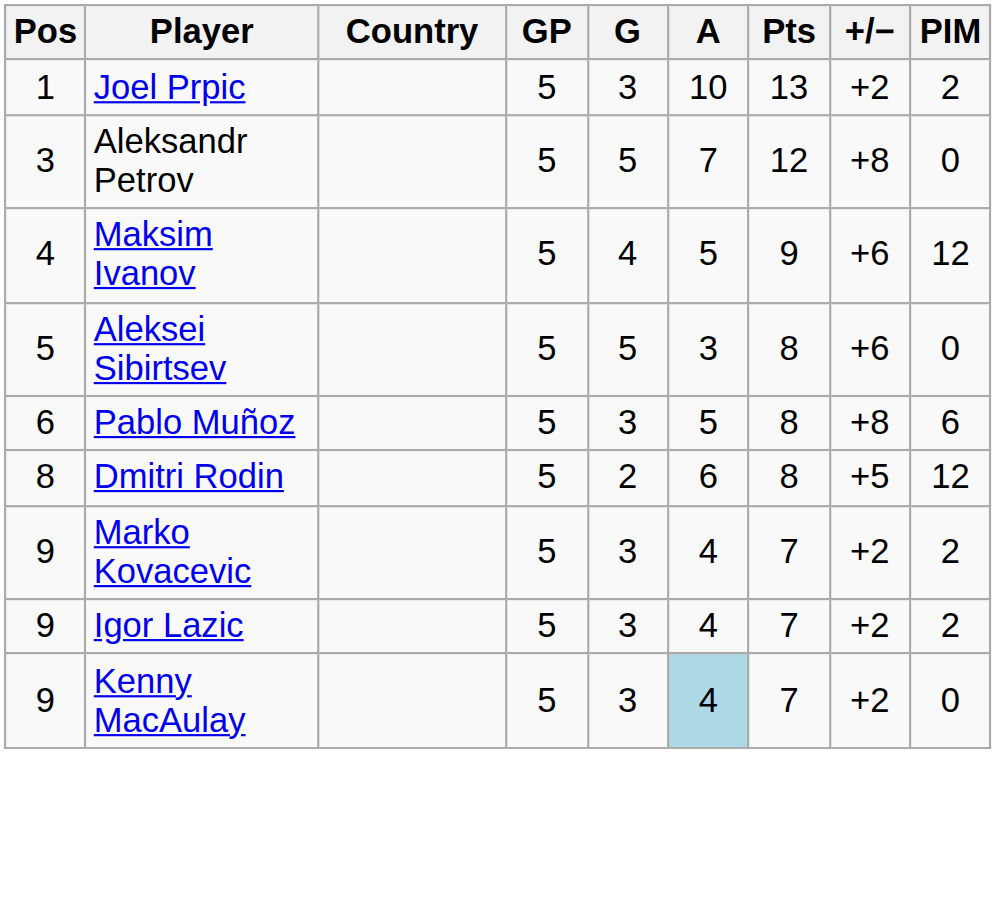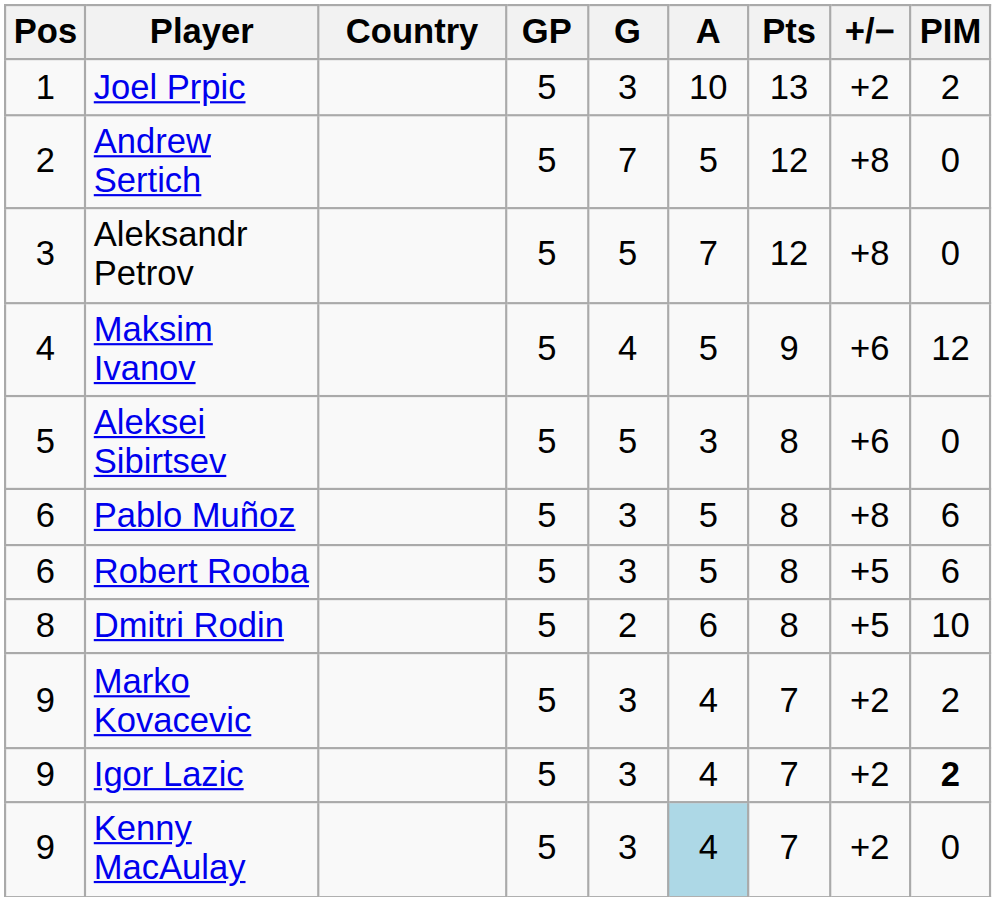+ row: (152, 160)
+ row: (201, 571)
(950, 477) 12 -> (950, 625) 10
(950, 625) normal -> (950, 774) bold
